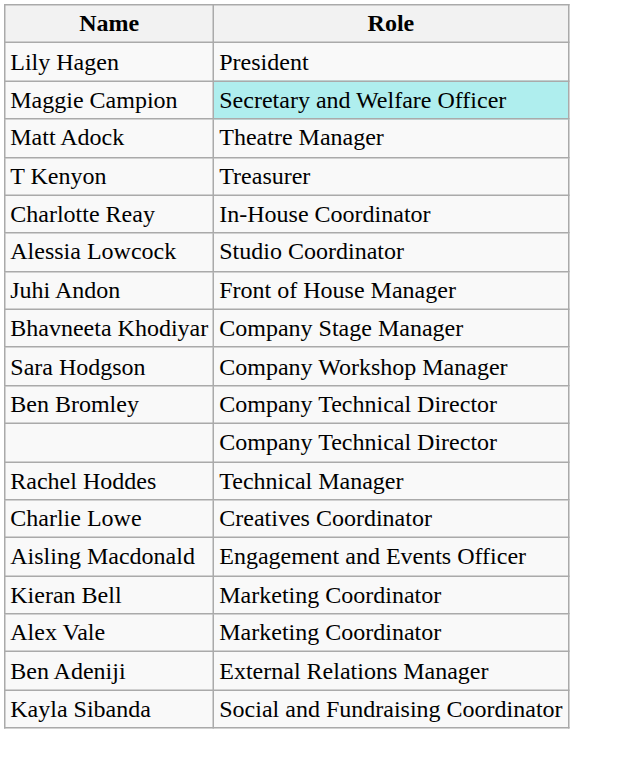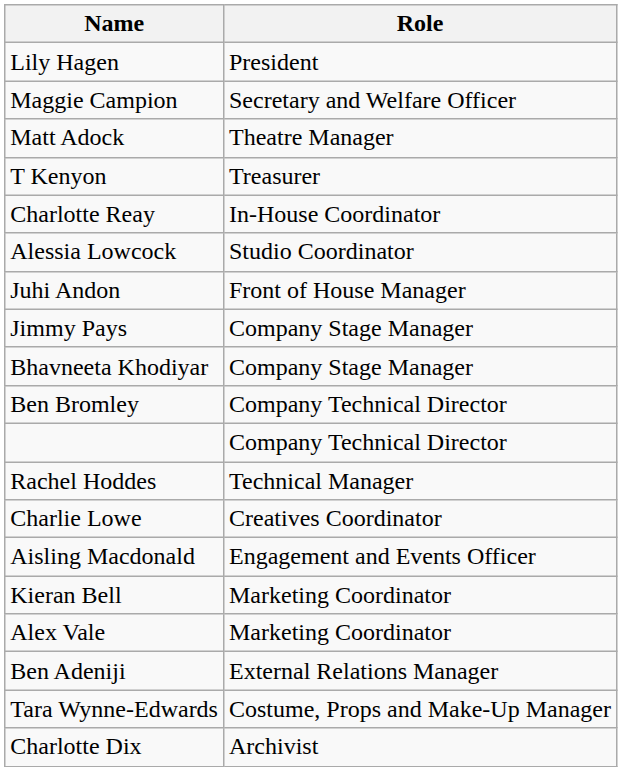(363, 99) paleturquoise background -> (373, 99) no background
+ row: (69, 328)
- row: (78, 366)
+ row: (114, 708)
- row: (81, 708)
+ row: (76, 746)
